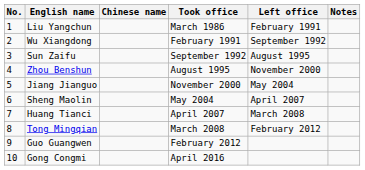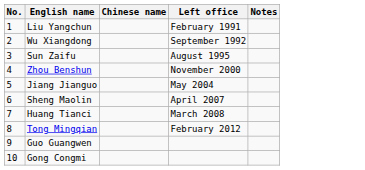- column: (208, 12)
